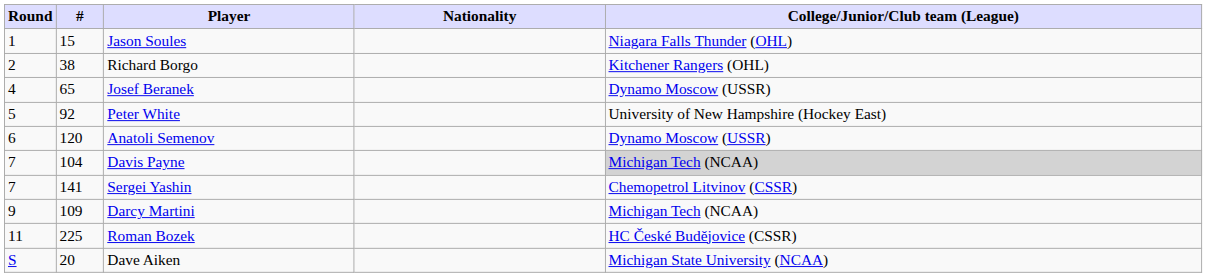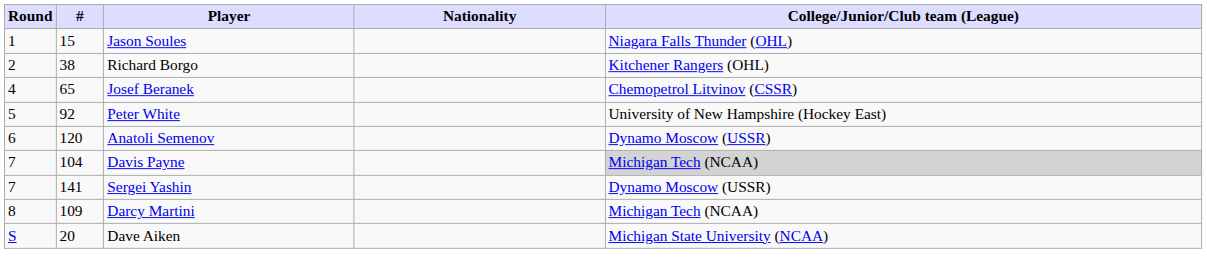(690, 89) Dynamo Moscow (USSR) -> (703, 89) Chemopetrol Litvinov (CSSR)
(703, 187) Chemopetrol Litvinov (CSSR) -> (690, 187) Dynamo Moscow (USSR)
(12, 211) 9 -> (12, 211) 8
- row: (151, 235)
